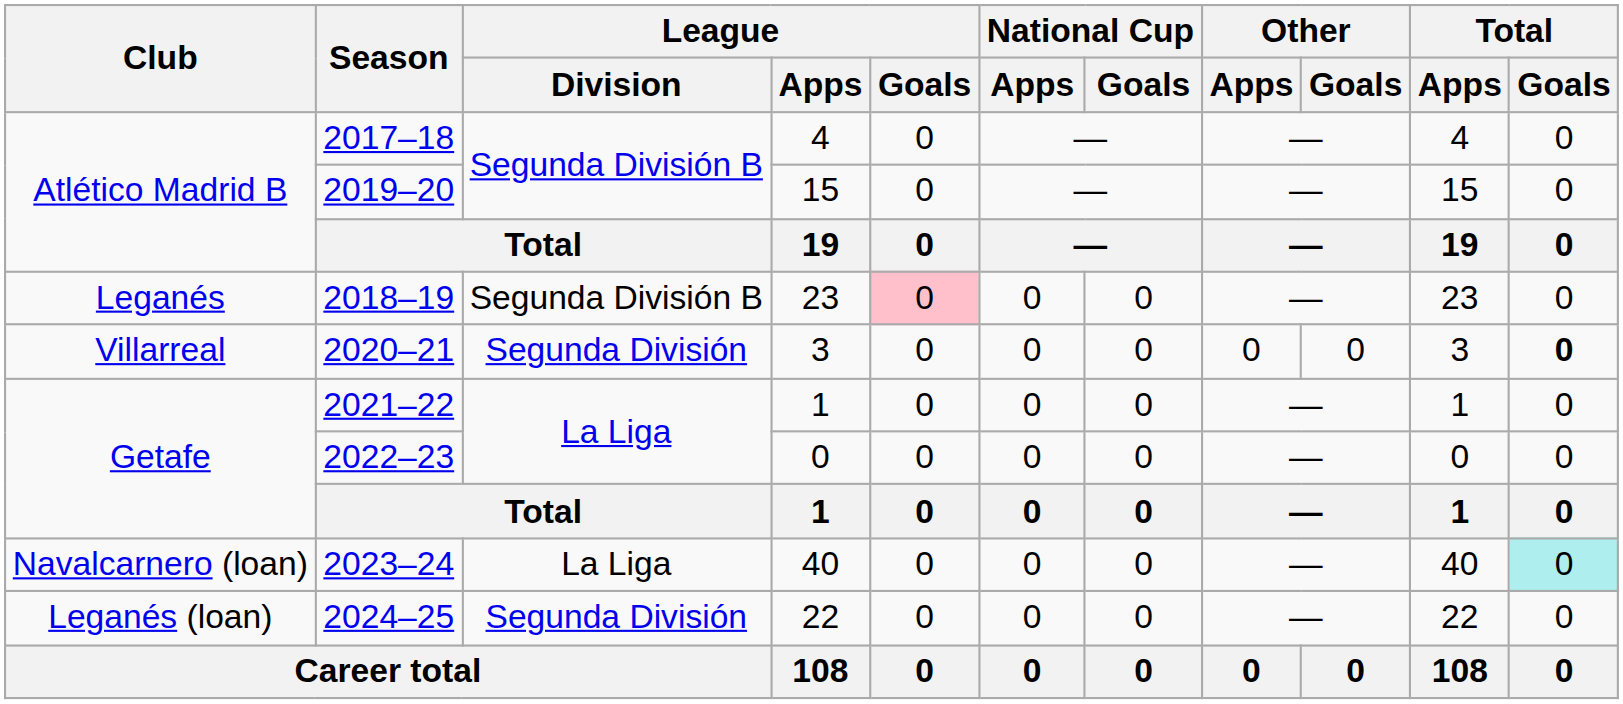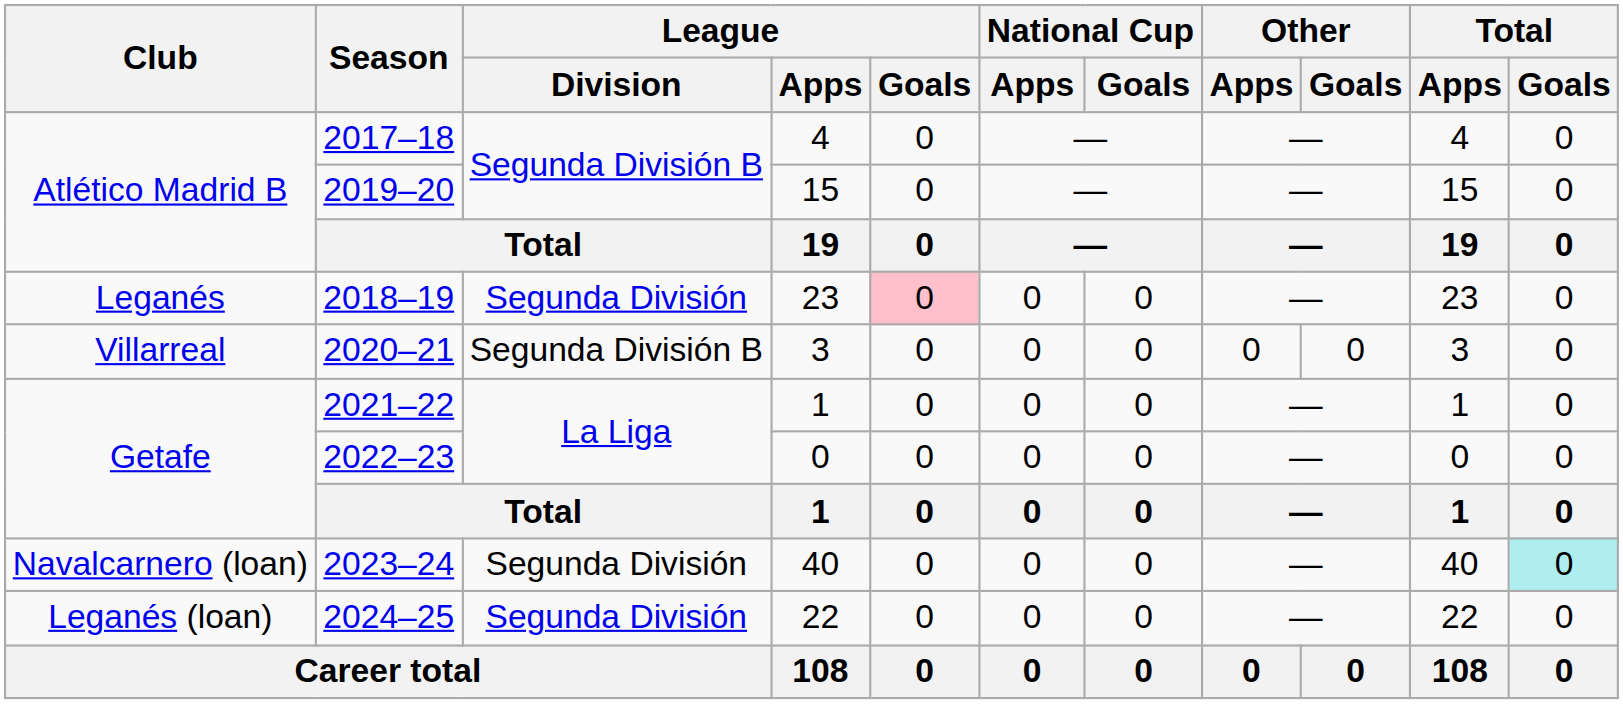(616, 297) Segunda División B -> (616, 297) Segunda División
(616, 350) Segunda División -> (616, 350) Segunda División B
(1564, 350) bold -> (1564, 350) normal
(616, 564) La Liga -> (616, 564) Segunda División
